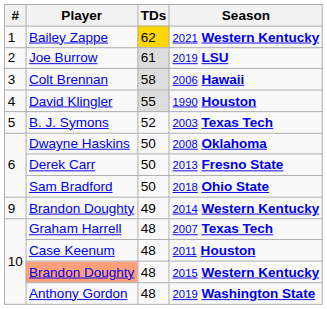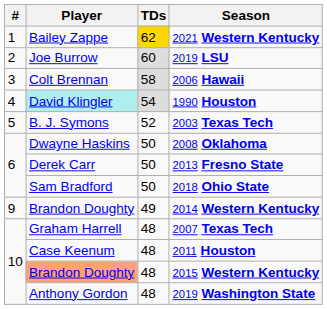(148, 58) 61 -> (148, 58) 60
(71, 101) no background -> (71, 101) paleturquoise background
(148, 101) 55 -> (148, 101) 54
